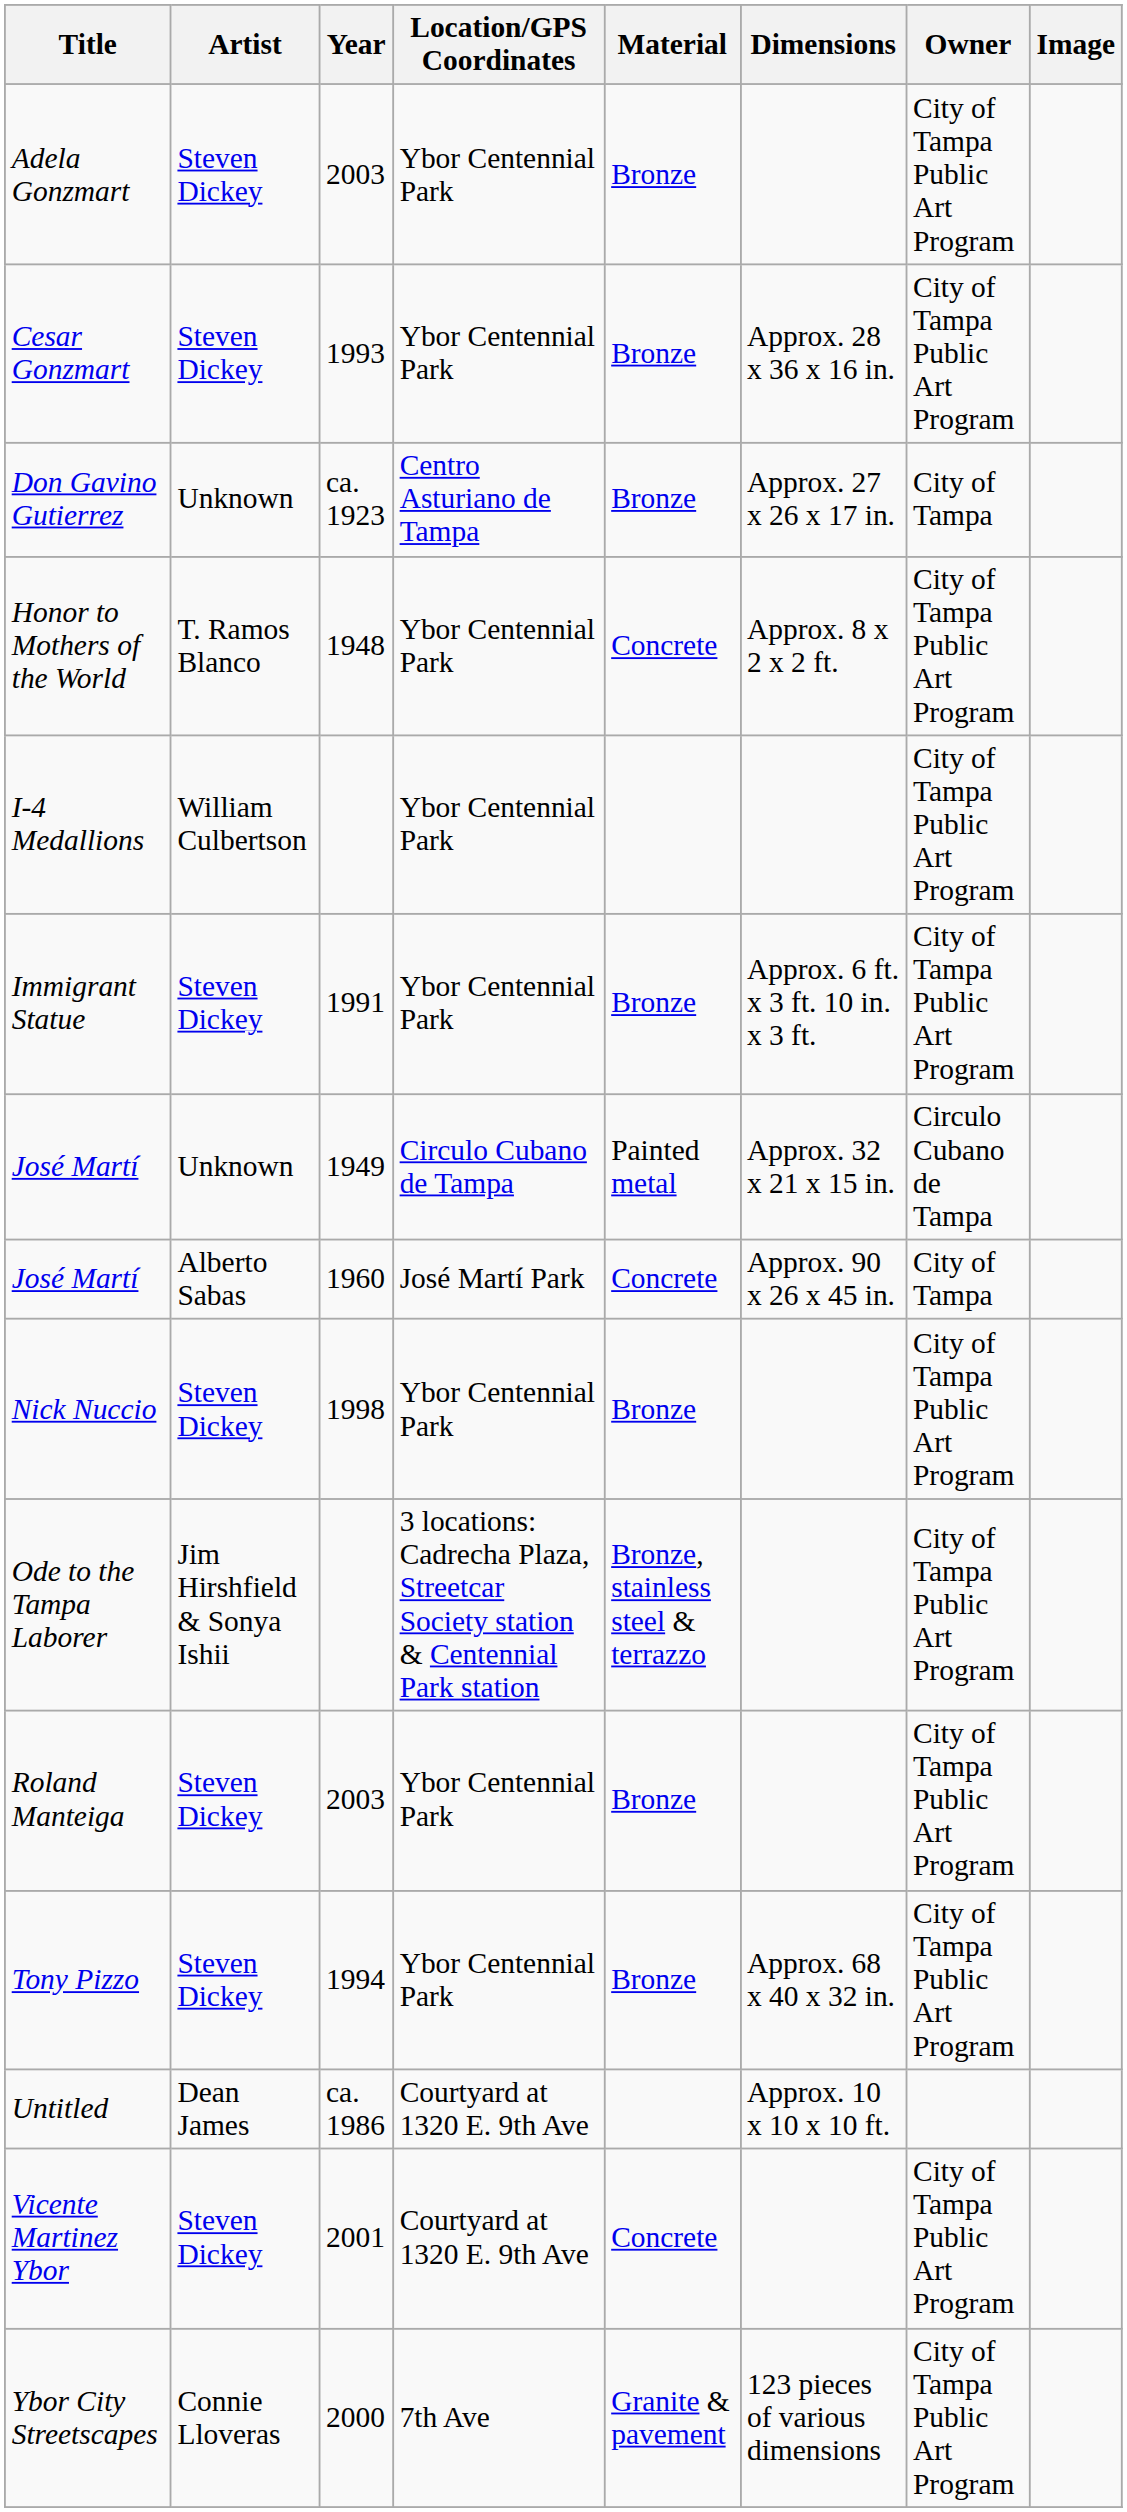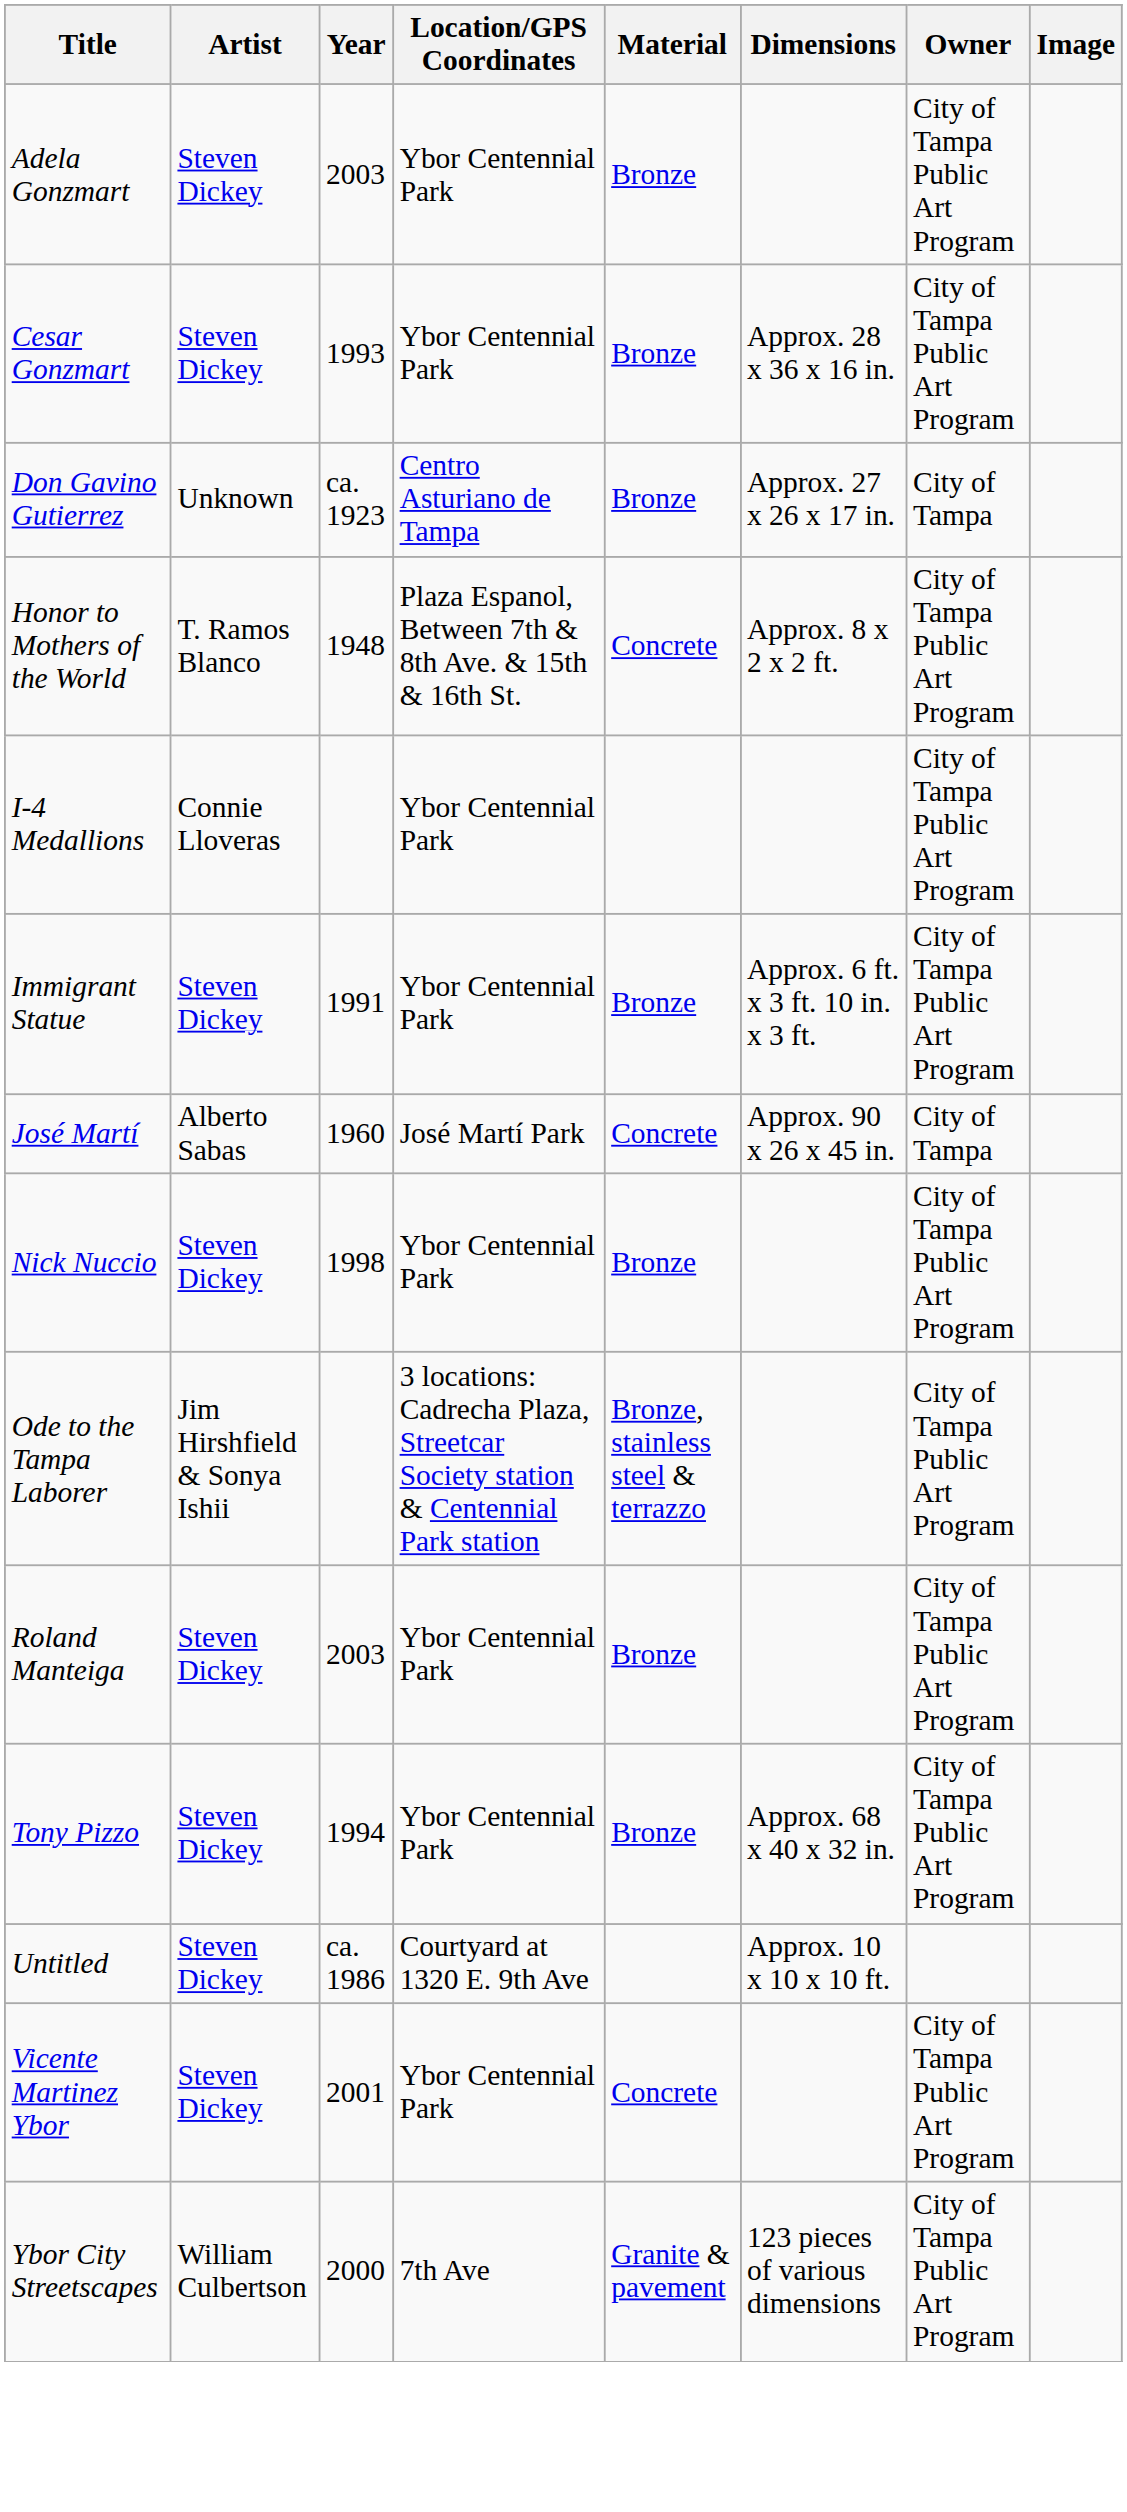(497, 645) Ybor Centennial Park -> (493, 645) Plaza Espanol, Between 7th & 8th Ave. & 15th & 16th St.
(242, 824) William Culbertson -> (229, 824) Connie Lloveras
- row: (75, 1166)
(213, 2108) Dean James -> (220, 1962) Steven Dickey
(494, 2238) Courtyard at 1320 E. 9th Ave -> (497, 2092) Ybor Centennial Park
(229, 2417) Connie Lloveras -> (242, 2271) William Culbertson
